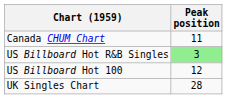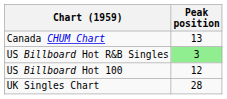(197, 39) 11 -> (197, 39) 13
